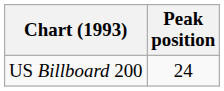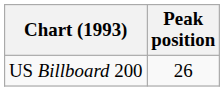(183, 70) 24 -> (183, 70) 26
